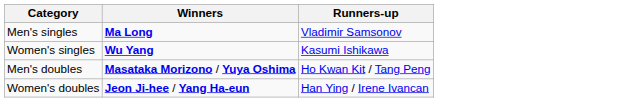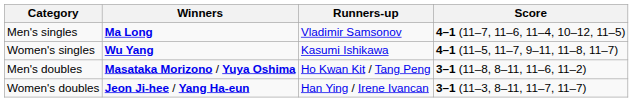+ column: (531, 13)
